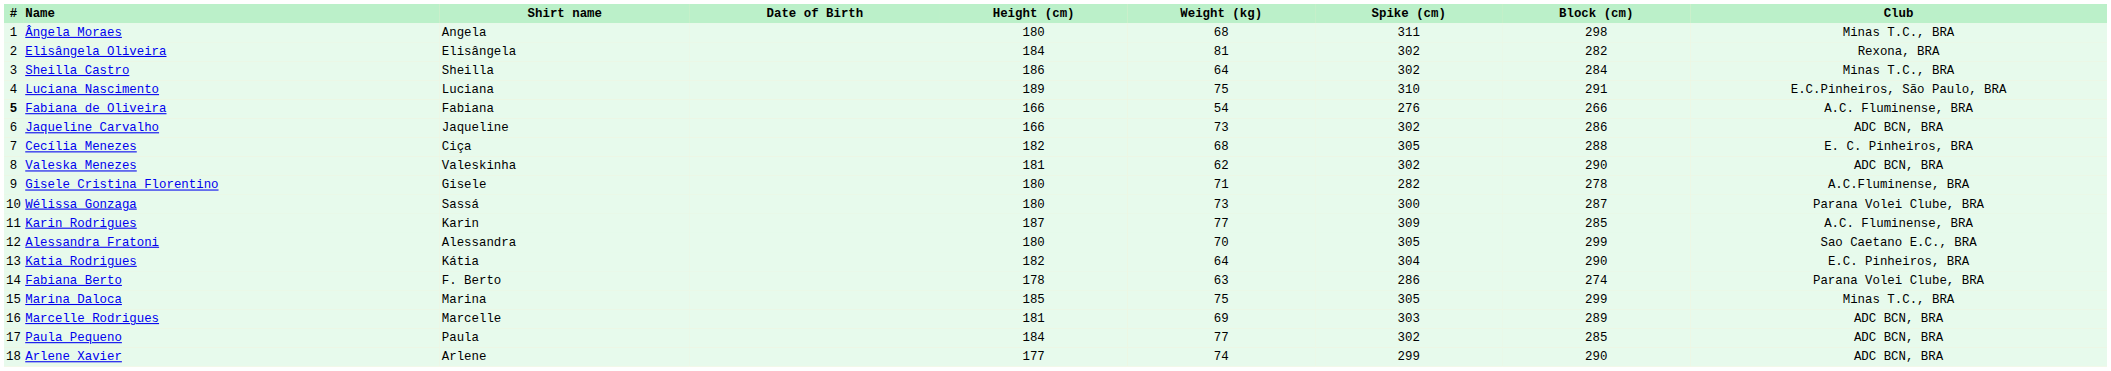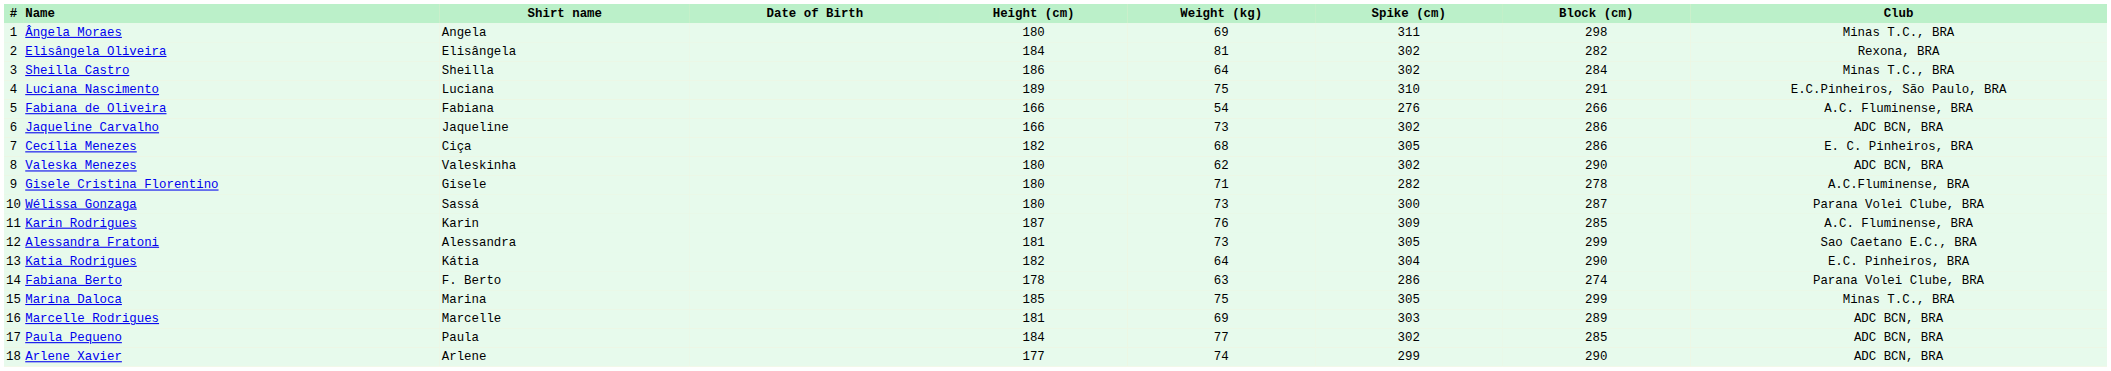(1221, 33) 68 -> (1221, 33) 69
(14, 109) bold -> (14, 109) normal
(1596, 147) 288 -> (1596, 147) 286
(1034, 166) 181 -> (1034, 166) 180
(1221, 223) 77 -> (1221, 223) 76
(1034, 242) 180 -> (1034, 242) 181
(1221, 242) 70 -> (1221, 242) 73
